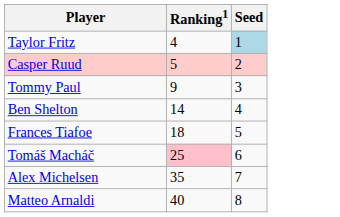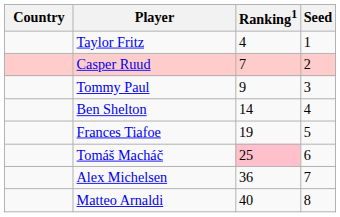+ column: (39, 17)
(238, 42) lightblue background -> (307, 42) no background
(174, 64) 5 -> (242, 64) 7
(177, 132) 18 -> (246, 132) 19
(177, 177) 35 -> (246, 177) 36
